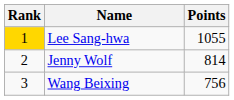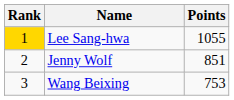(215, 60) 814 -> (215, 60) 851
(215, 83) 756 -> (215, 83) 753
